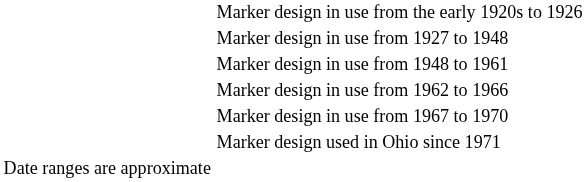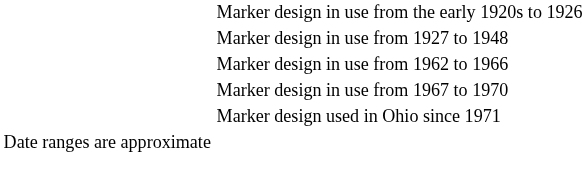- row: (362, 64)
